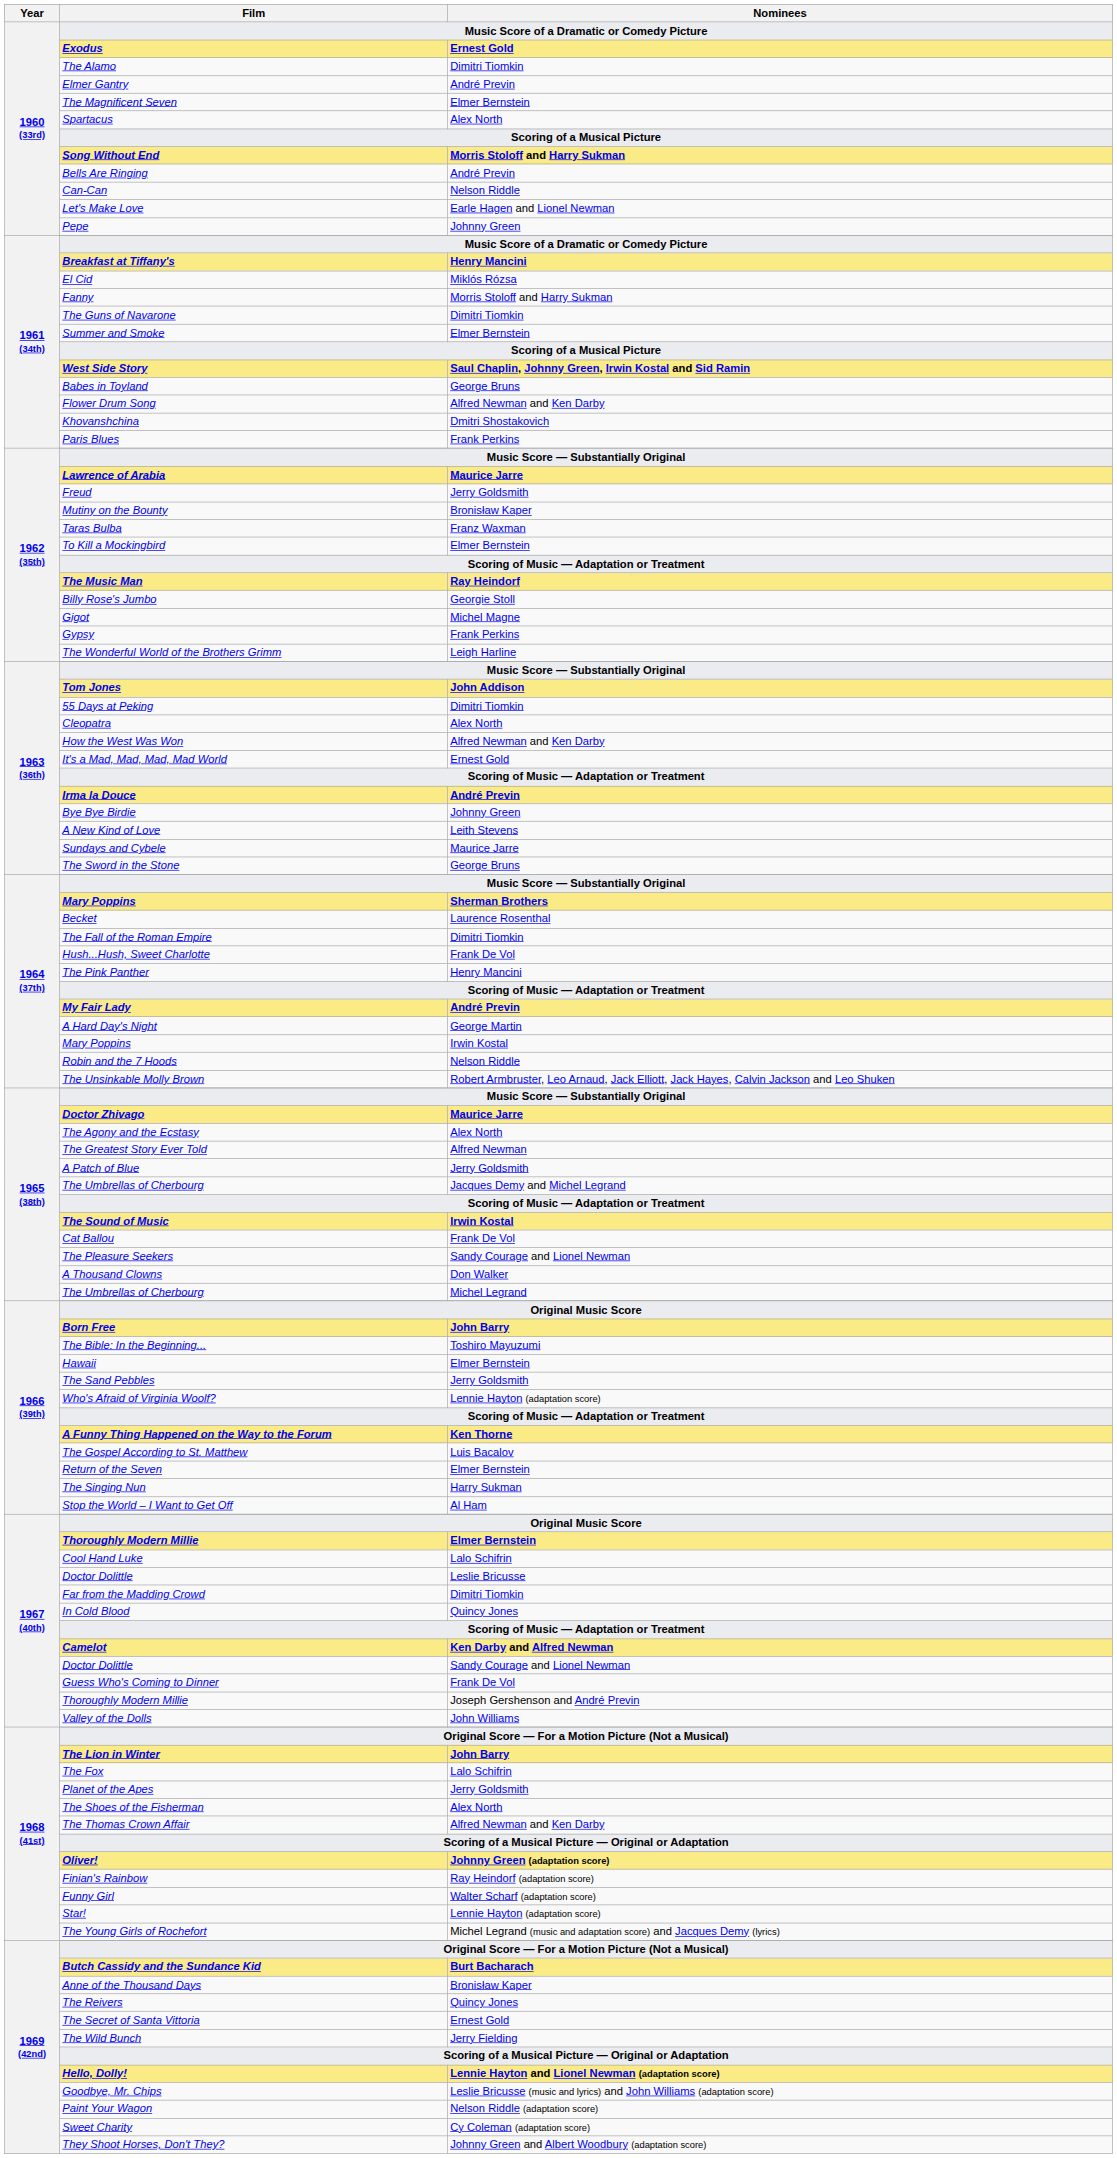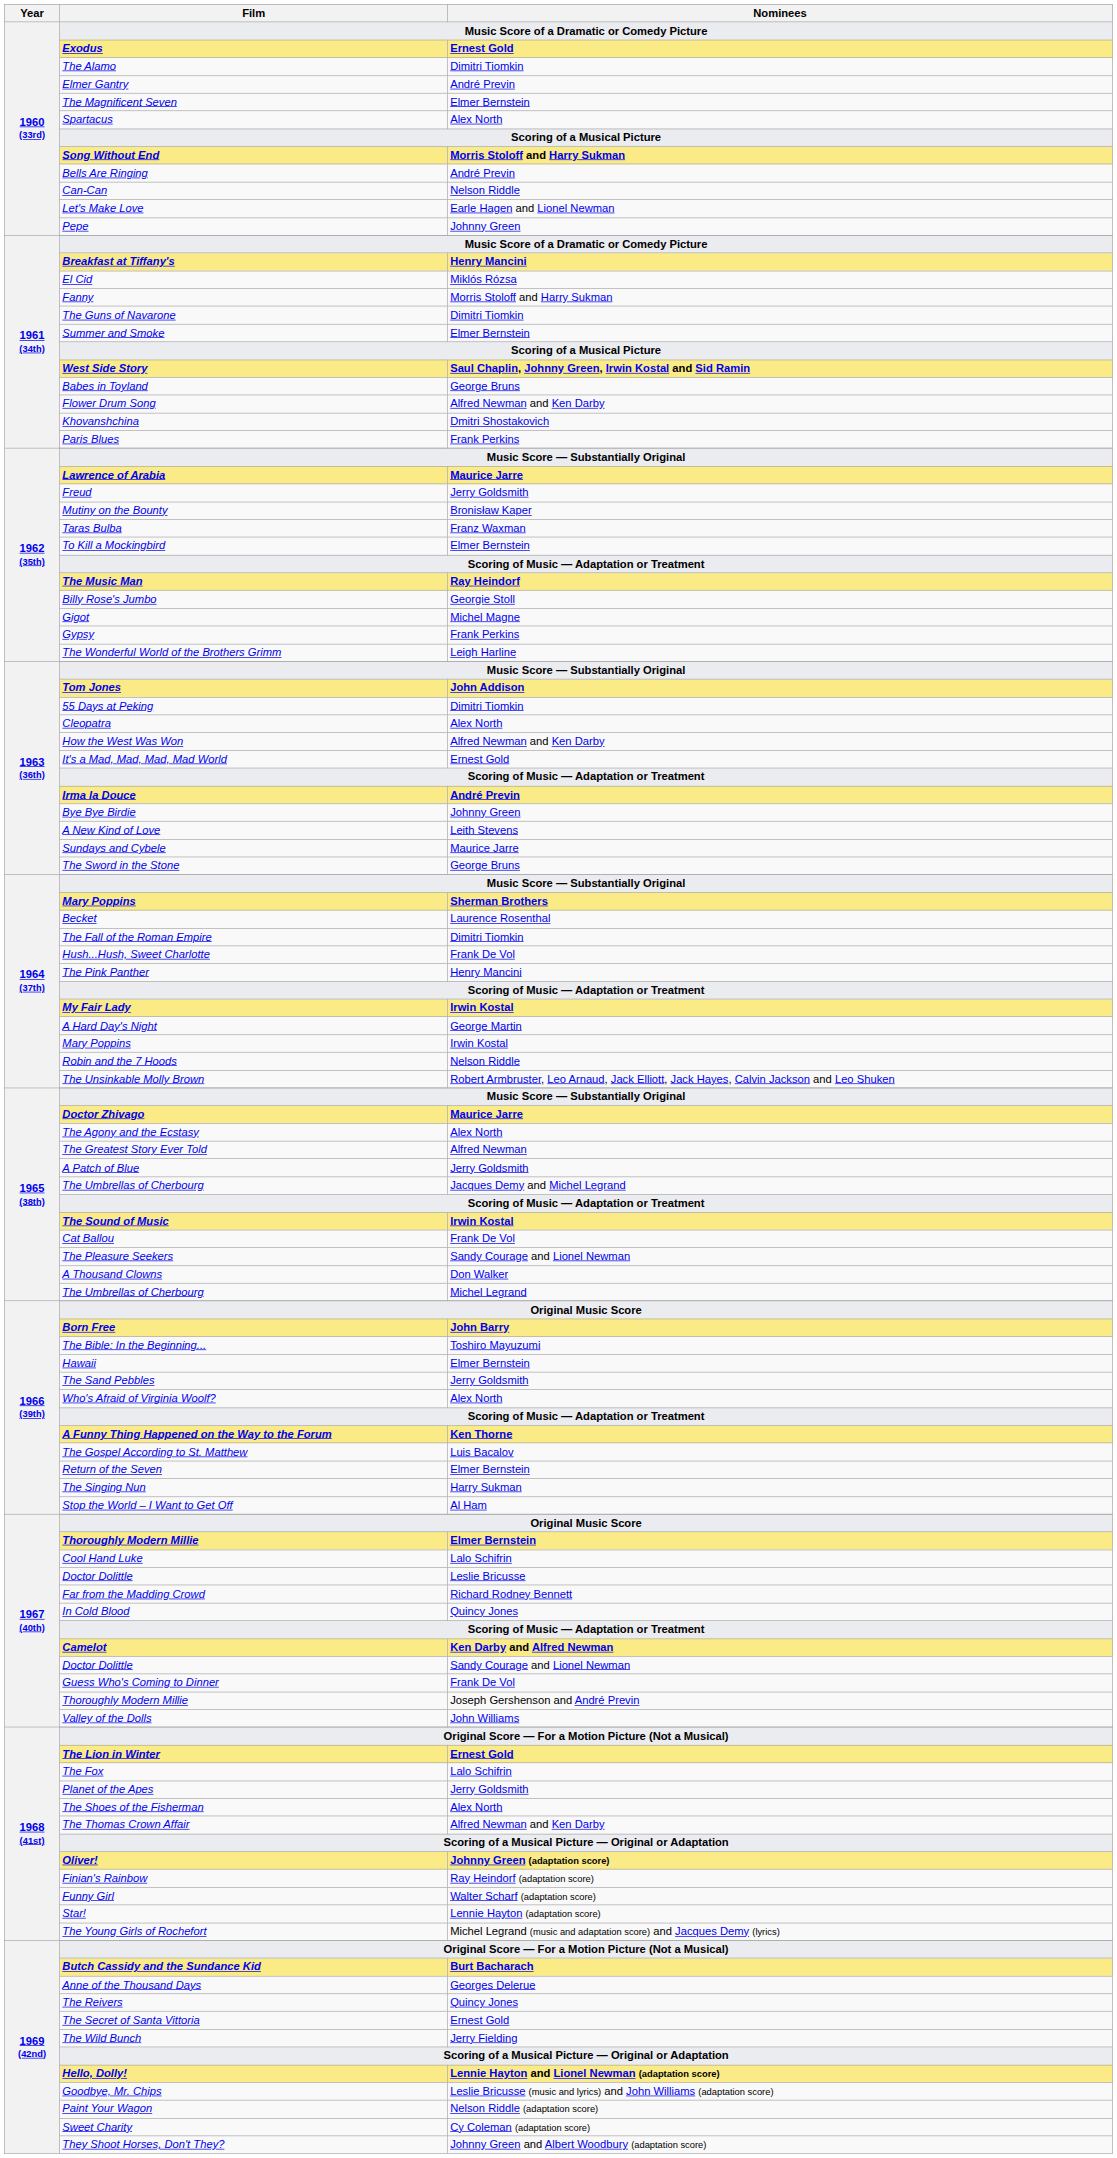(485, 1008) André Previn -> (482, 1008) Irwin Kostal
(525, 1398) Lennie Hayton (adaptation score) -> (476, 1398) Alex North
(487, 1594) Dimitri Tiomkin -> (511, 1594) Richard Rodney Bennett
(480, 1754) John Barry -> (482, 1754) Ernest Gold
(491, 1985) Bronisław Kaper -> (493, 1985) Georges Delerue
